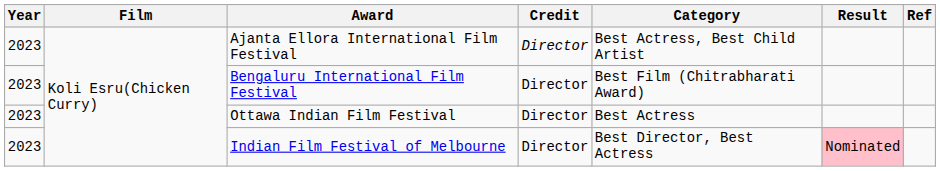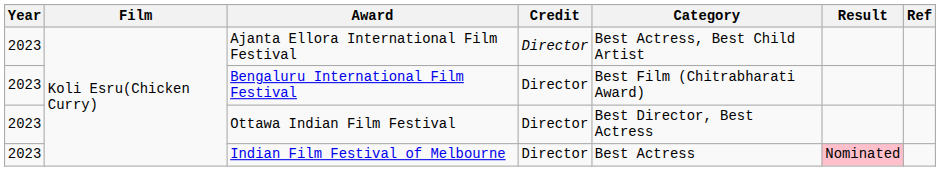(645, 116) Best Actress -> (674, 124) Best Director, Best Actress
(674, 147) Best Director, Best Actress -> (645, 155) Best Actress
